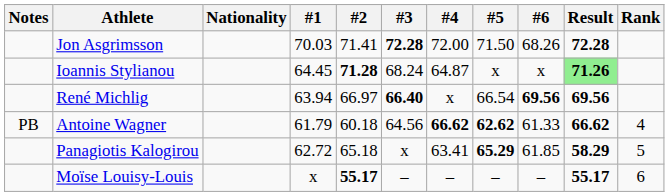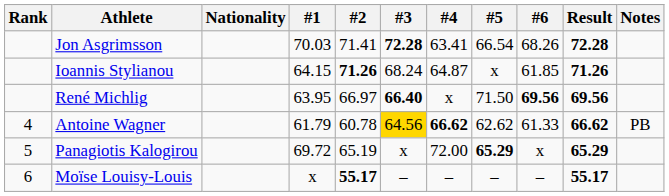columns swapped: (641, 17) <-> (28, 17)
(450, 44) 72.00 -> (449, 44) 63.41
(495, 44) 71.50 -> (495, 44) 66.54
(313, 71) 64.45 -> (312, 71) 64.15
(359, 71) 71.28 -> (358, 71) 71.26
(541, 71) x -> (540, 71) 61.85
(590, 71) lightgreen background -> (590, 71) no background
(313, 97) 63.94 -> (312, 97) 63.95
(495, 97) 66.54 -> (495, 97) 71.50
(359, 124) 60.18 -> (358, 124) 60.78
(404, 124) no background -> (403, 124) gold background
(495, 124) bold -> (495, 124) normal
(313, 151) 62.72 -> (312, 151) 69.72
(359, 151) 65.18 -> (358, 151) 65.19
(450, 151) 63.41 -> (449, 151) 72.00
(541, 151) 61.85 -> (540, 151) x
(590, 151) 58.29 -> (590, 151) 65.29
